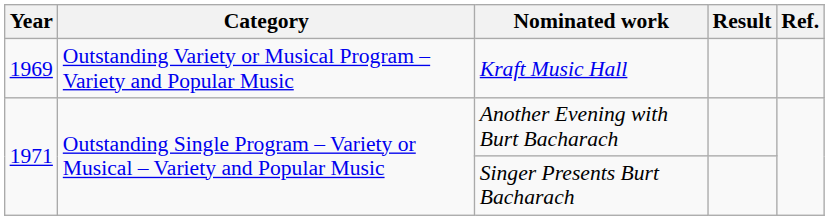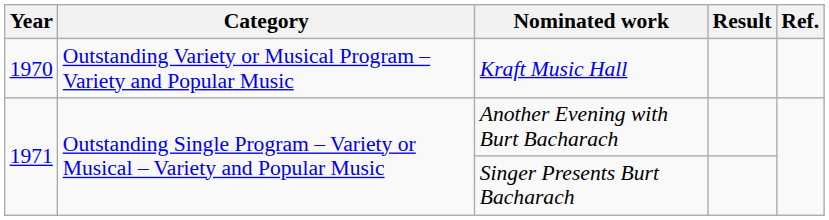(31, 68) 1969 -> (31, 68) 1970
